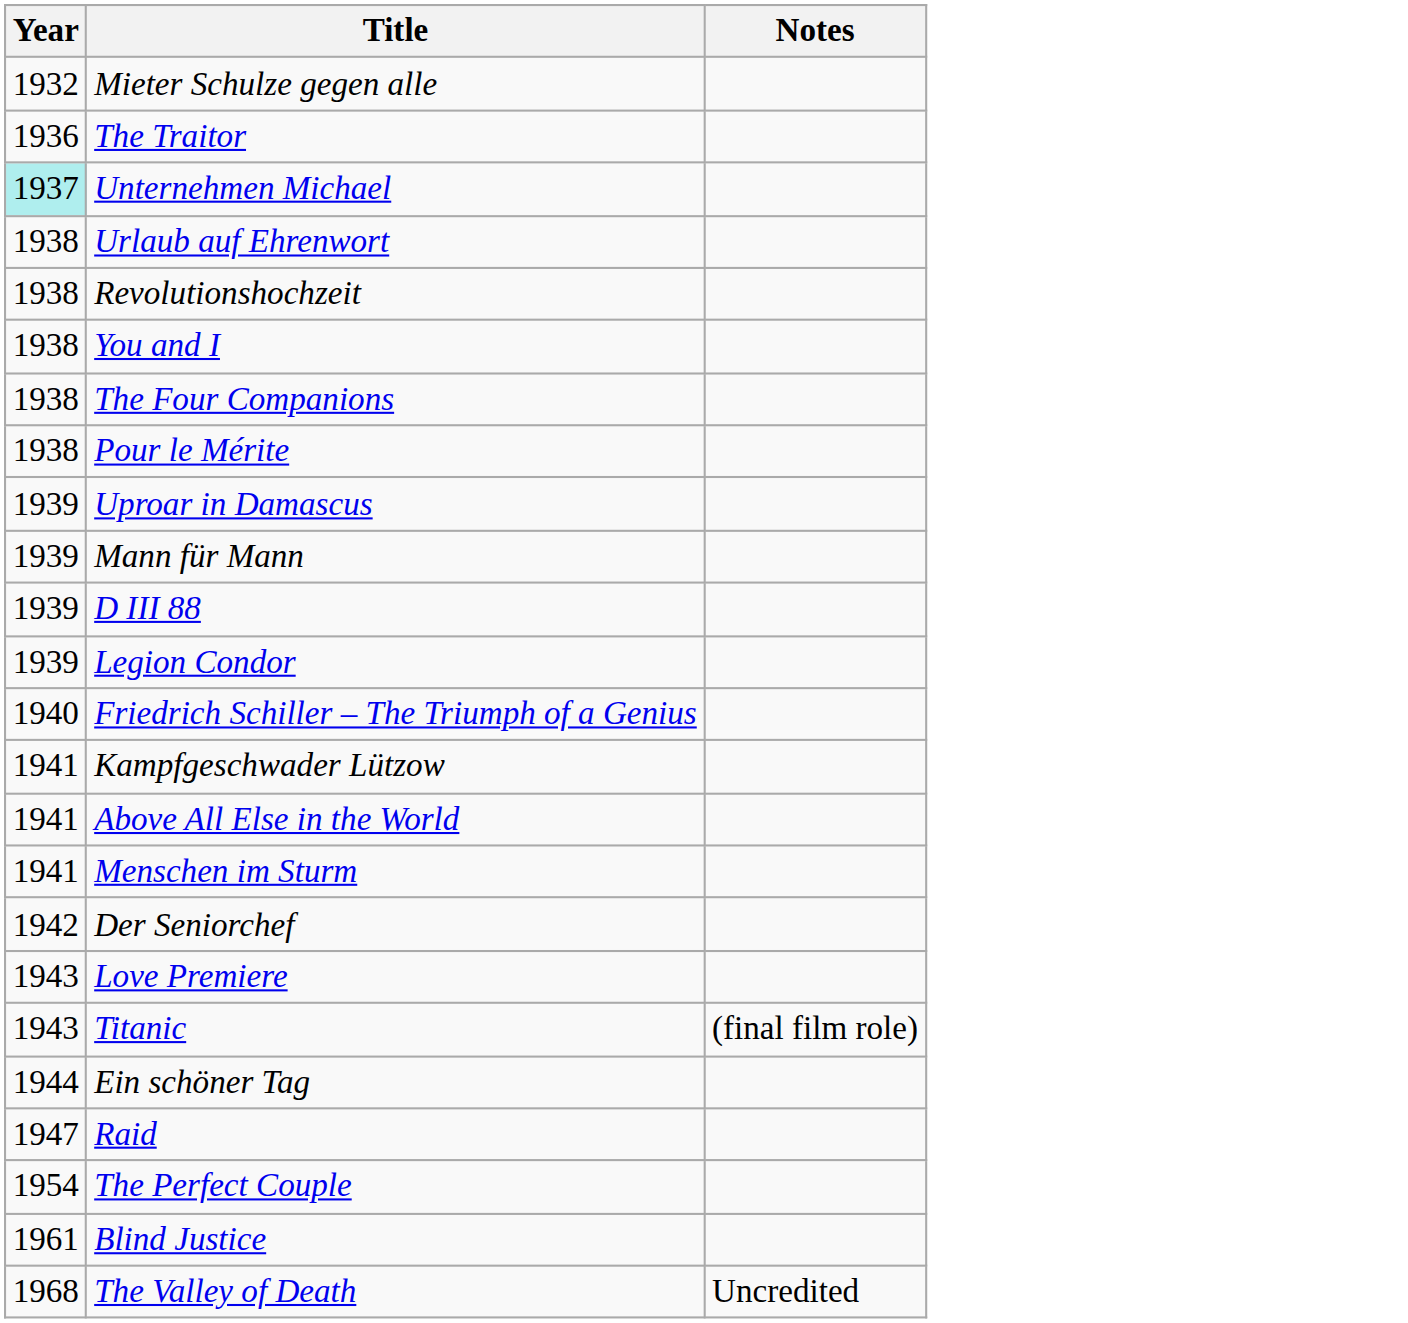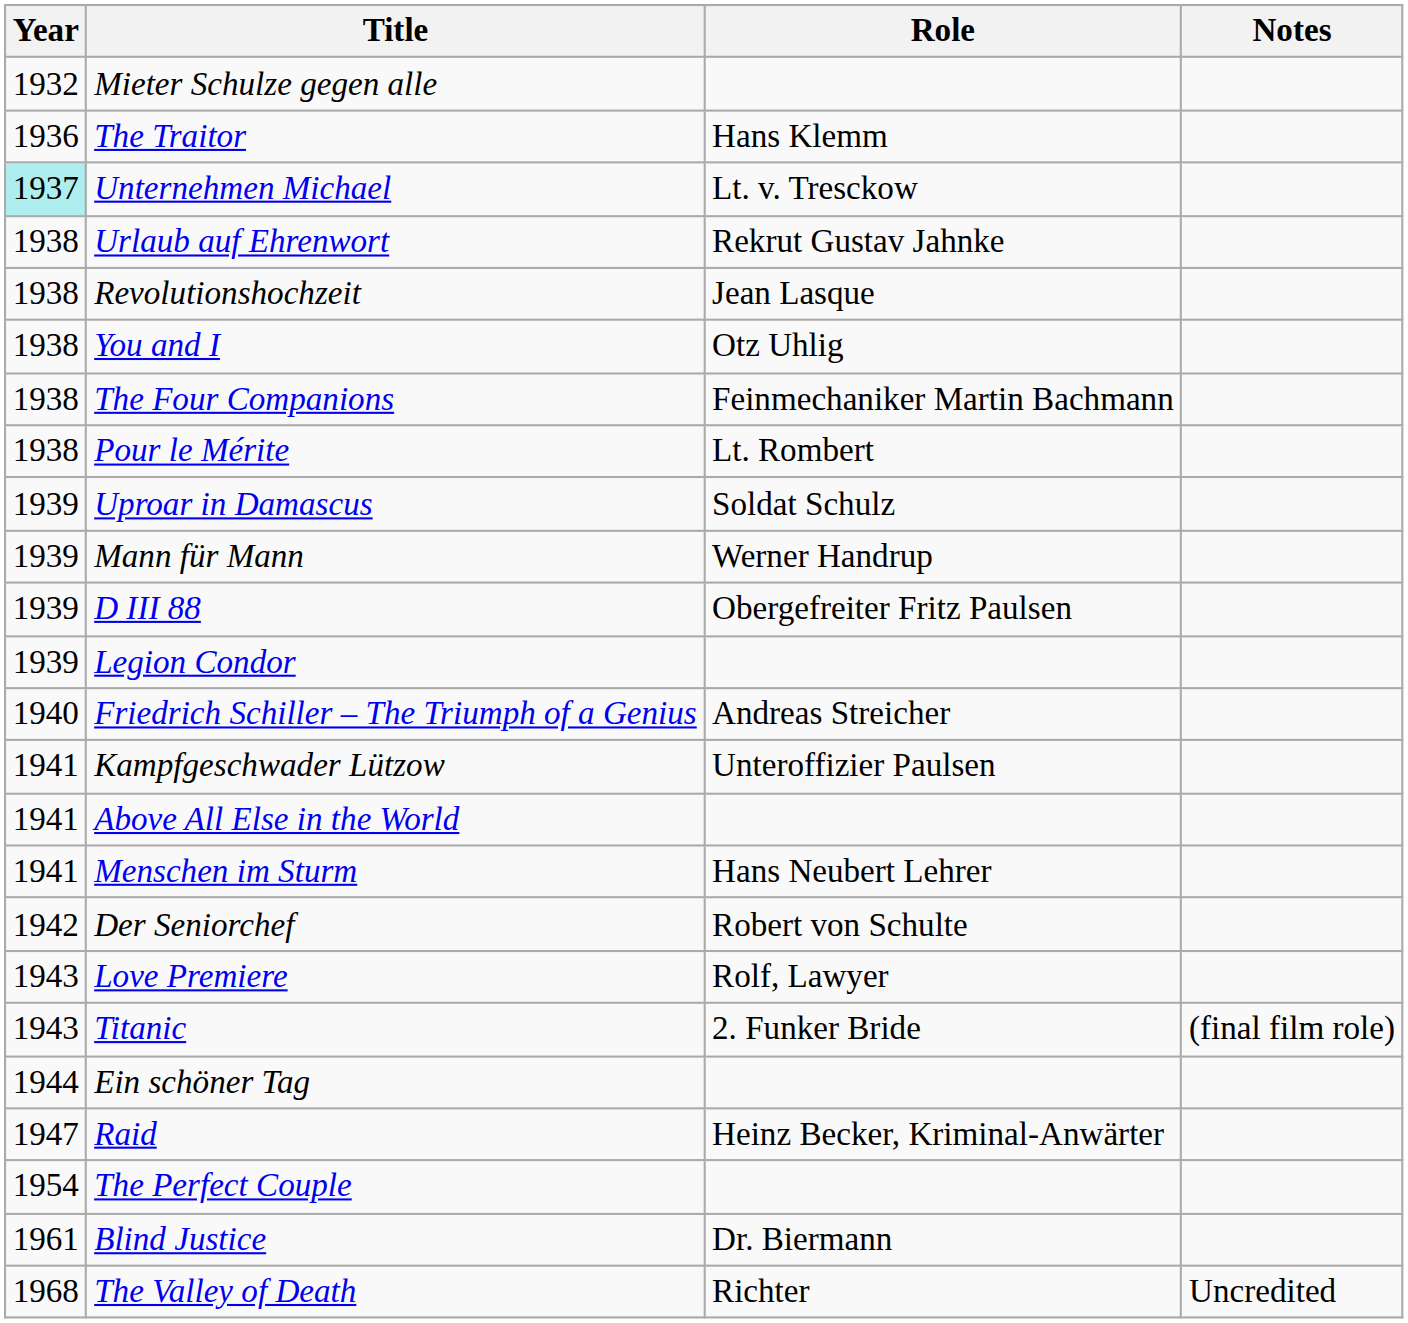+ column: (943, 30)
